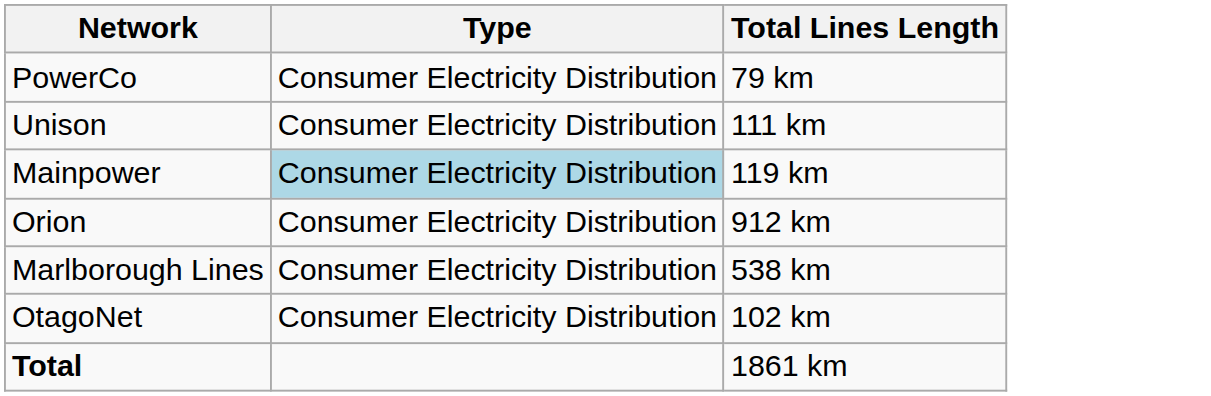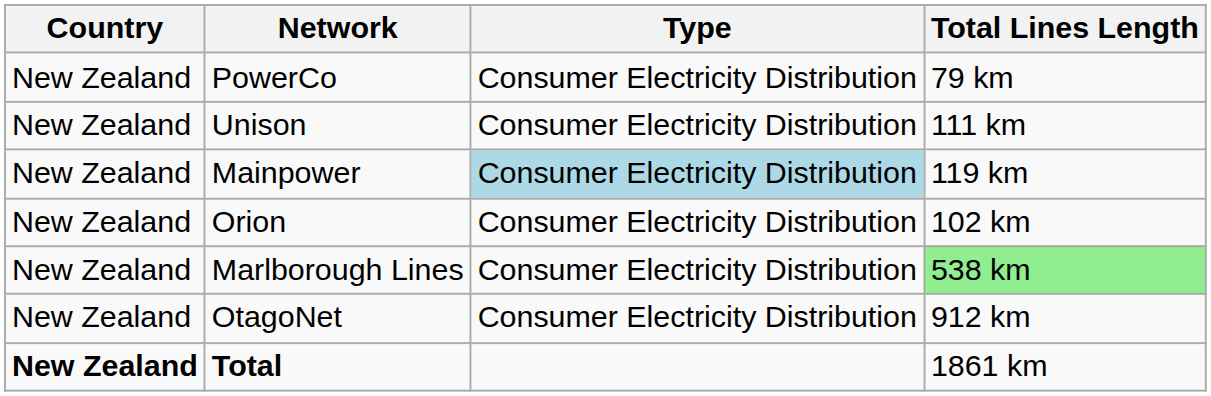+ column: (105, 28)
(781, 221) 912 km -> (981, 221) 102 km
(781, 269) no background -> (981, 269) lightgreen background
(781, 317) 102 km -> (981, 317) 912 km
